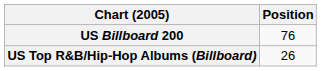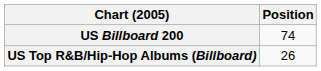(288, 35) 76 -> (288, 35) 74
